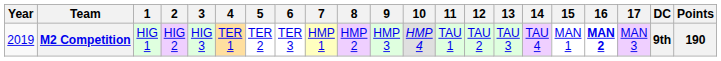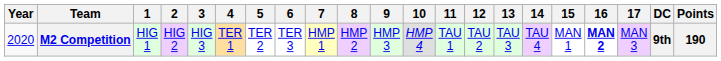(21, 39) 2019 -> (21, 39) 2020
